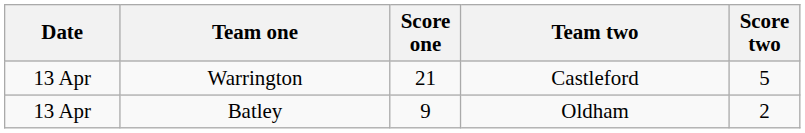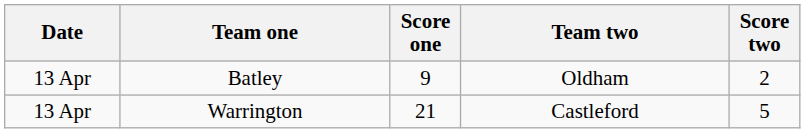rows swapped: (255, 111) <-> (255, 77)
